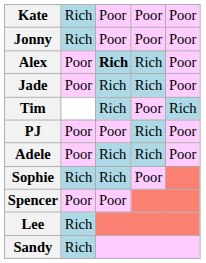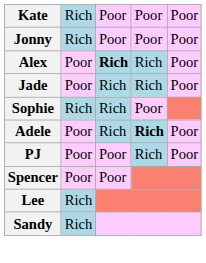- row: (33, 108)
rows swapped: (33, 131) <-> (33, 177)
(148, 154) normal -> (149, 131) bold
